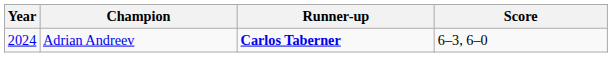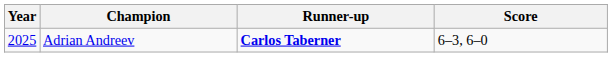(22, 40) 2024 -> (22, 40) 2025
